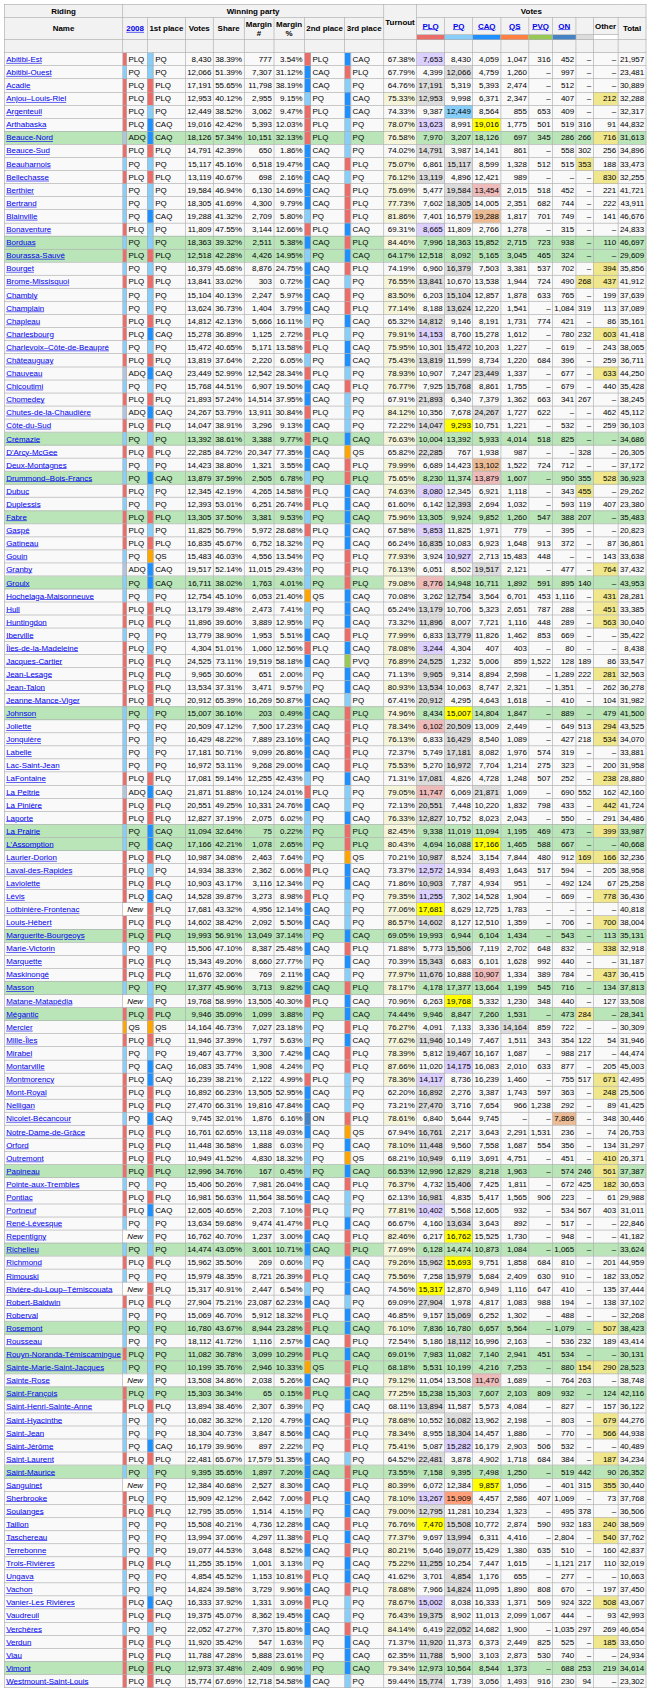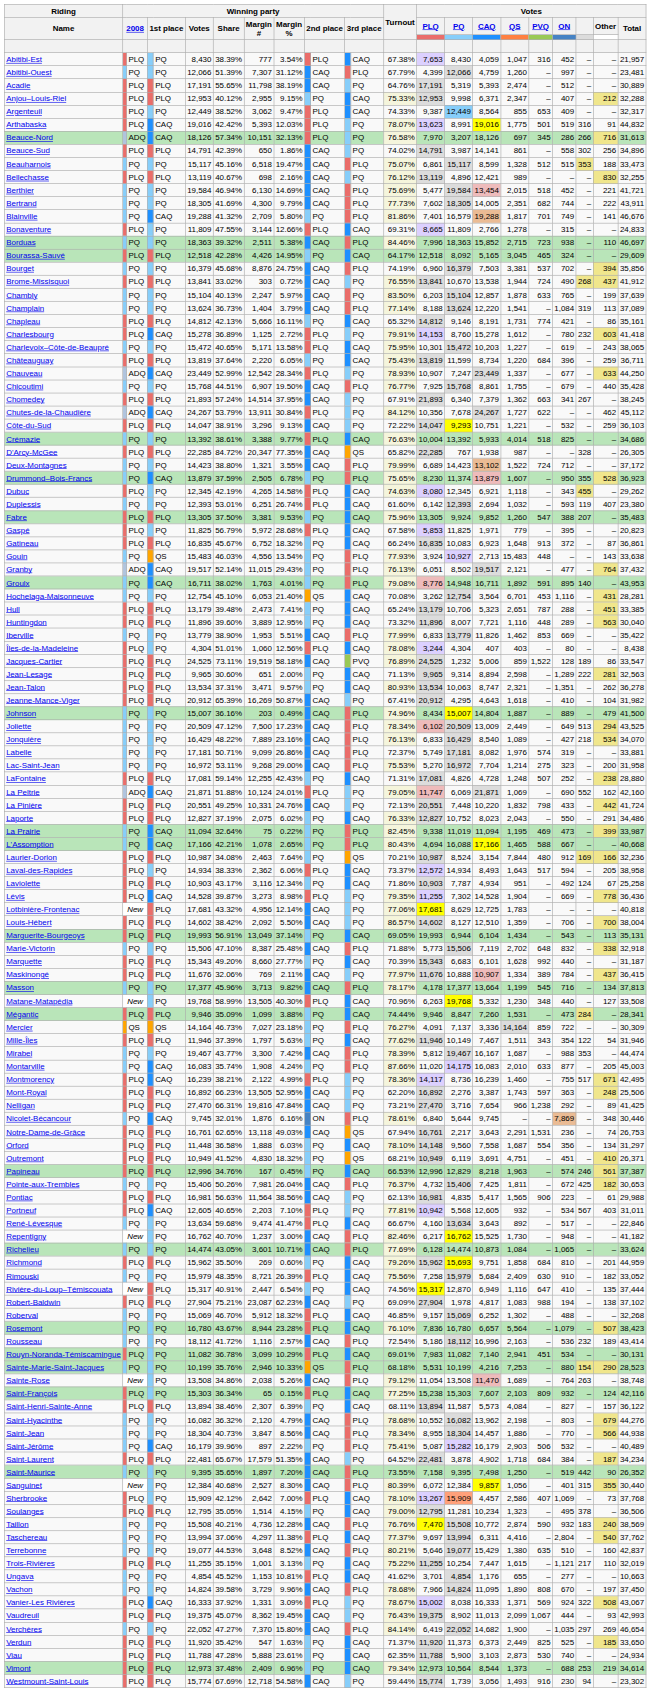(517, 713) 1,847 -> (517, 713) 1,887
(461, 1027) 7,133 -> (461, 1027) 7,137
(585, 1053) 217 -> (585, 1053) 353
(431, 1145) 11,448 -> (431, 1145) 14,148
(431, 1210) 10,402 -> (431, 1210) 10,942
